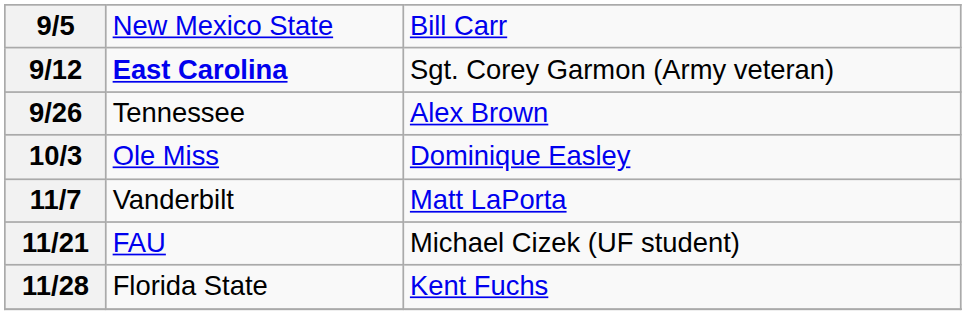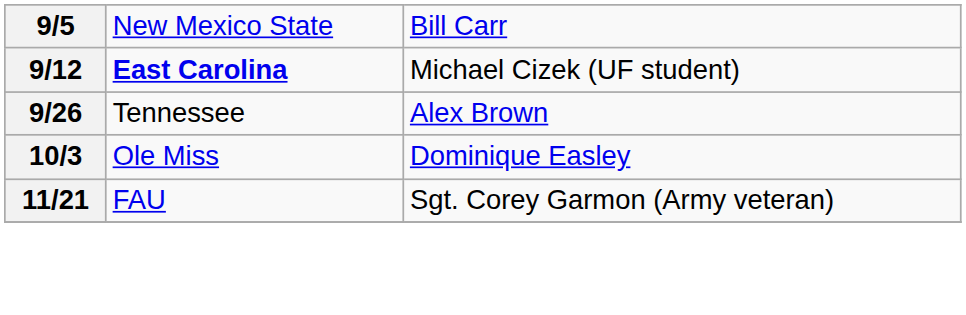(622, 69) Sgt. Corey Garmon (Army veteran) -> (575, 69) Michael Cizek (UF student)
- row: (56, 199)
(575, 243) Michael Cizek (UF student) -> (622, 199) Sgt. Corey Garmon (Army veteran)
- row: (56, 286)
